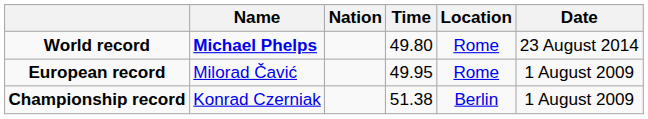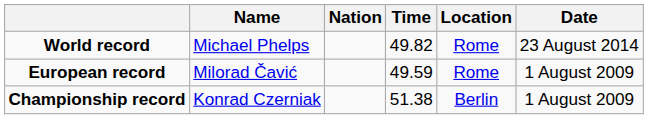(255, 45) bold -> (251, 45) normal
(411, 45) 49.80 -> (411, 45) 49.82
(411, 72) 49.95 -> (411, 72) 49.59
